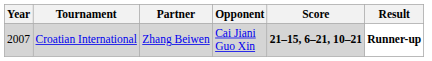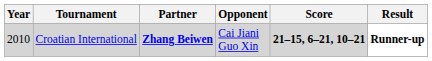(19, 40) 2007 -> (19, 40) 2010
(176, 40) normal -> (178, 40) bold
